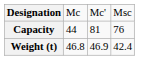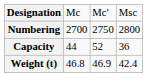+ row: (34, 30)
(95, 30) 81 -> (98, 47) 52
(119, 30) 76 -> (124, 47) 36
